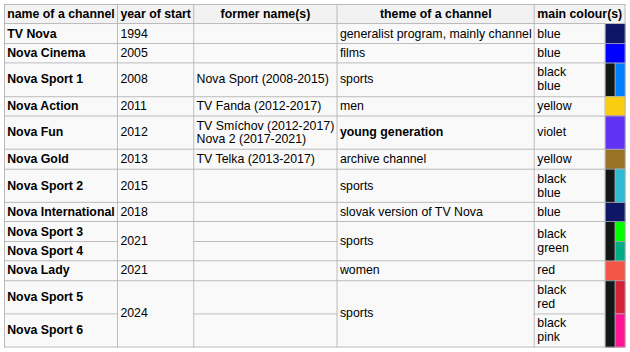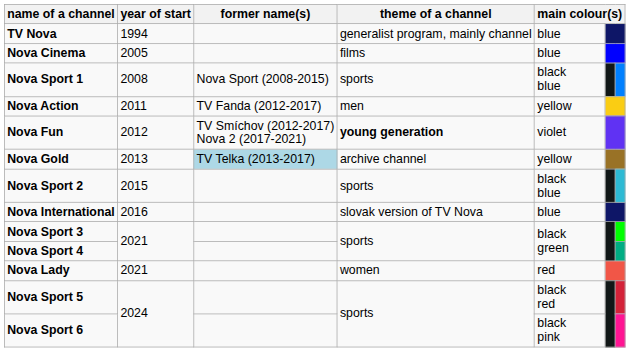(256, 159) no background -> (256, 159) lightblue background
(134, 212) 2018 -> (134, 212) 2016
